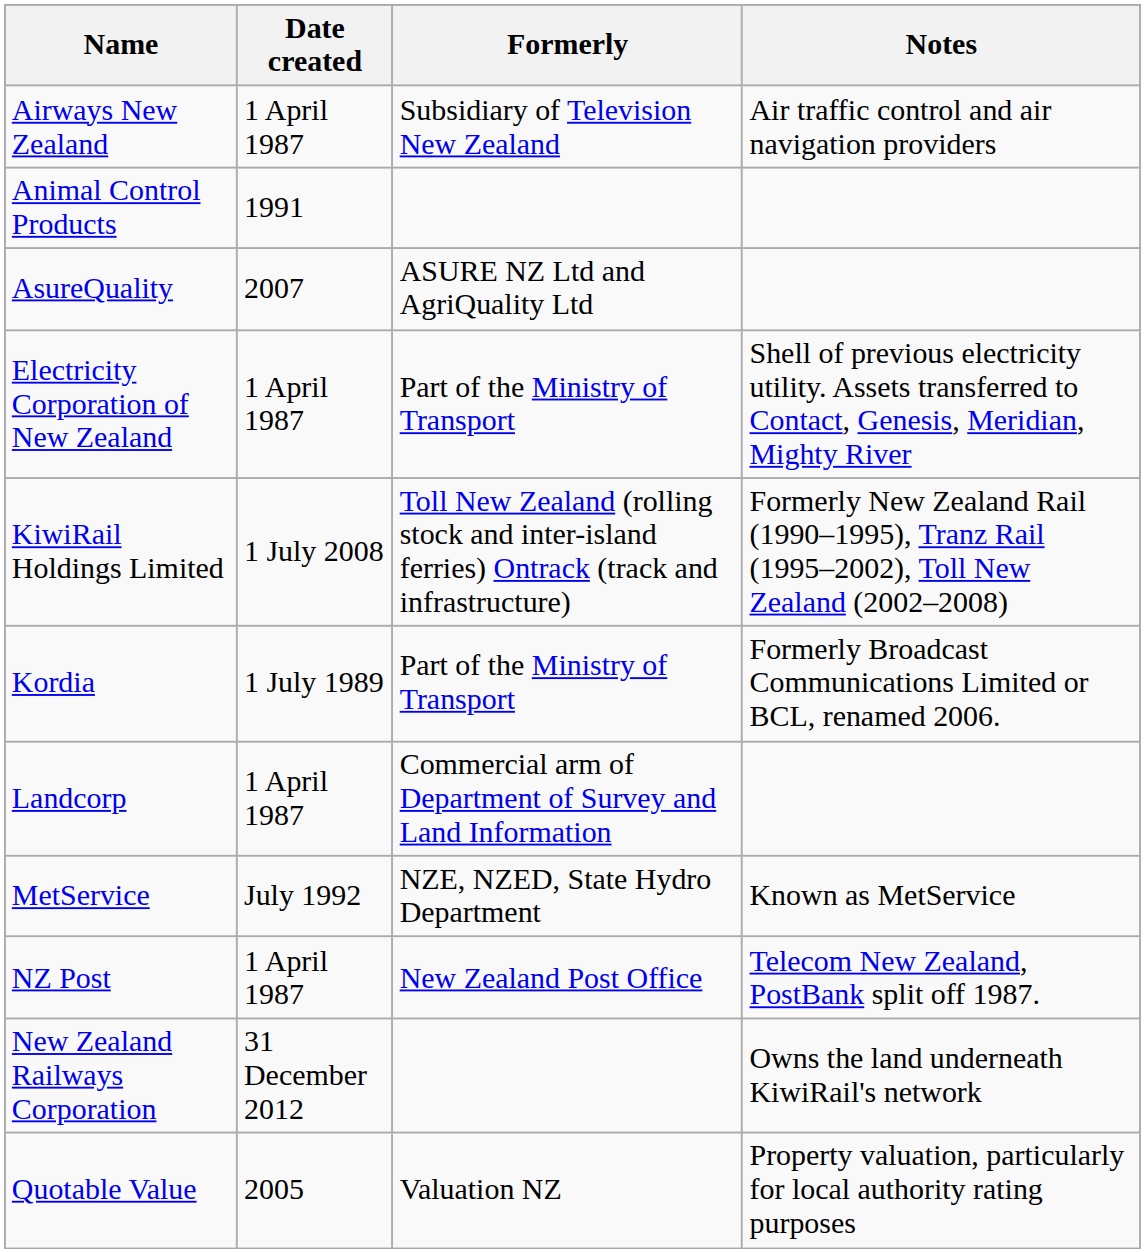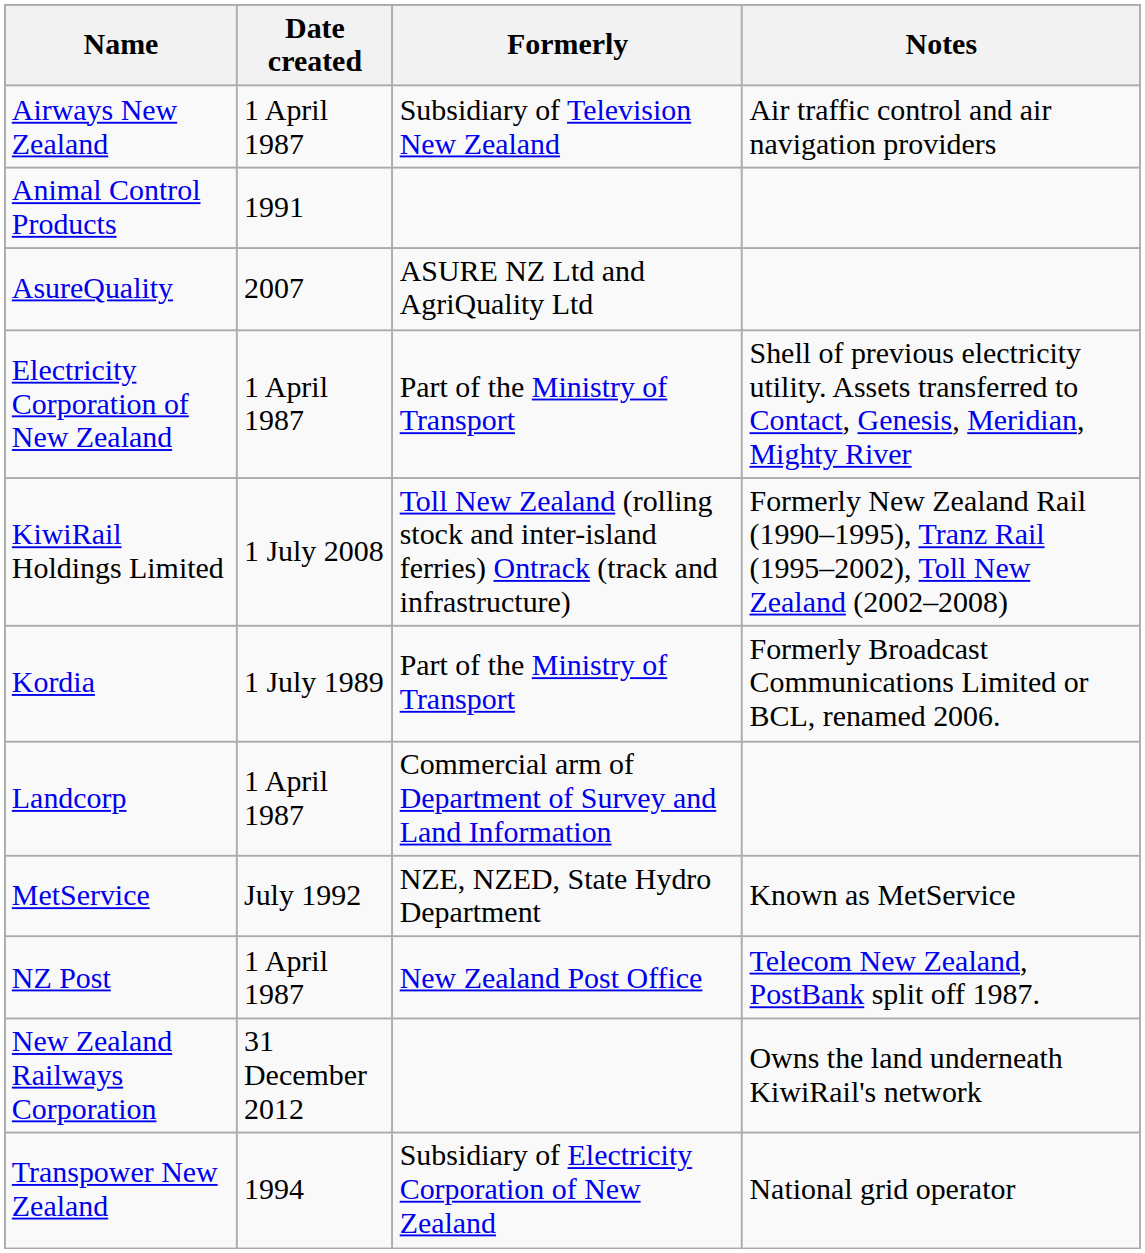- row: (104, 1189)
+ row: (115, 1189)
